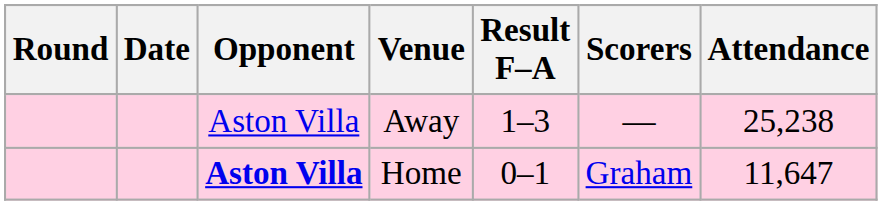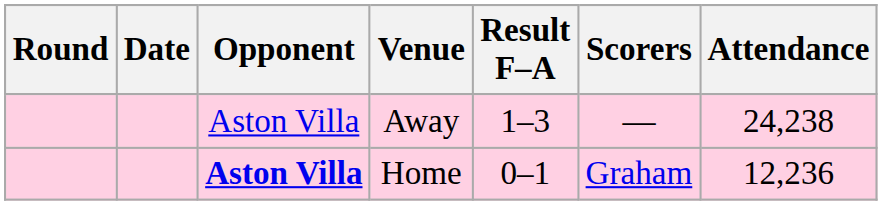(788, 120) 25,238 -> (788, 120) 24,238
(788, 173) 11,647 -> (788, 173) 12,236
